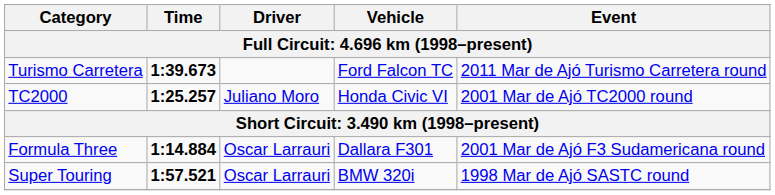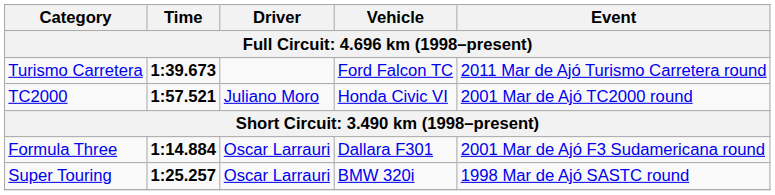(183, 96) 1:25.257 -> (183, 96) 1:57.521
(183, 176) 1:57.521 -> (183, 176) 1:25.257
